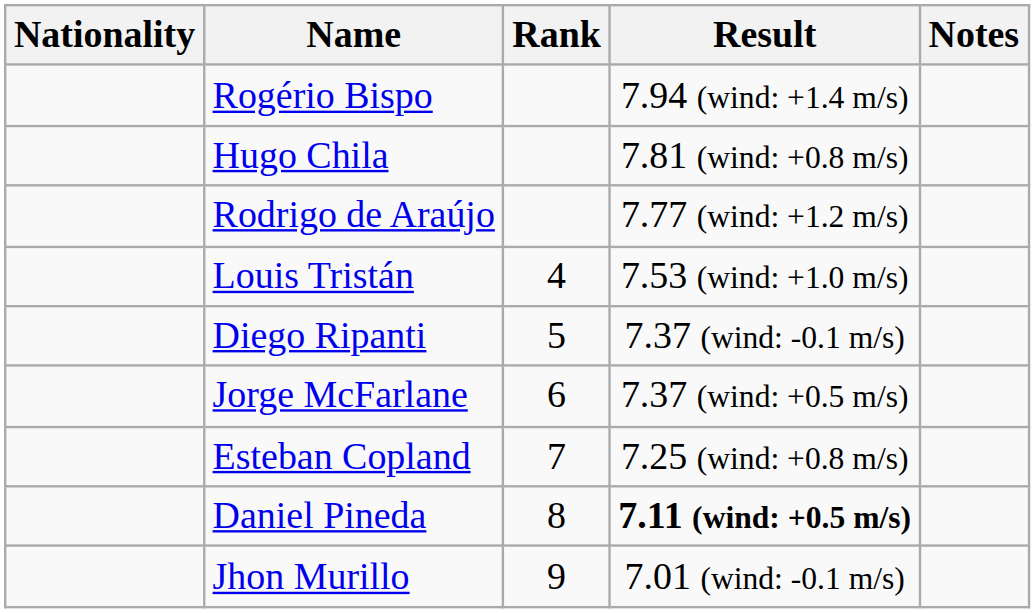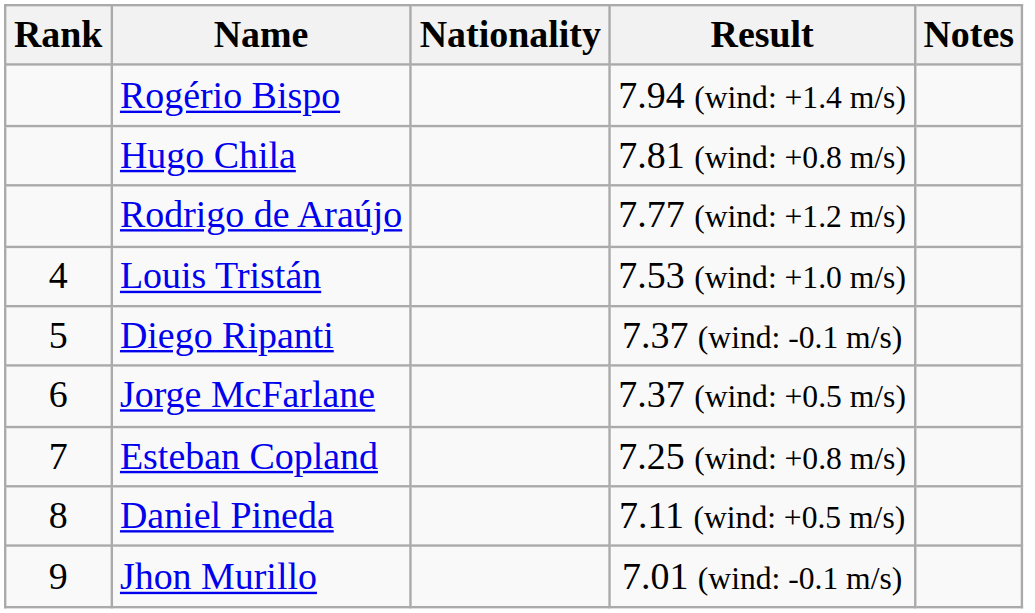columns swapped: (557, 34) <-> (105, 34)
(765, 515) bold -> (762, 515) normal
